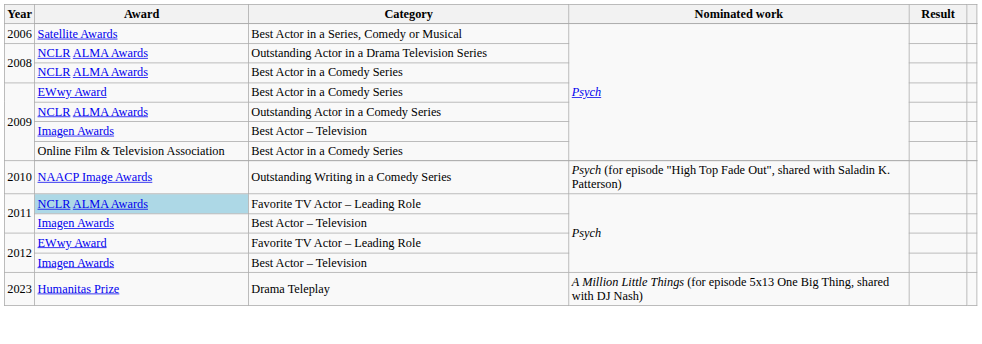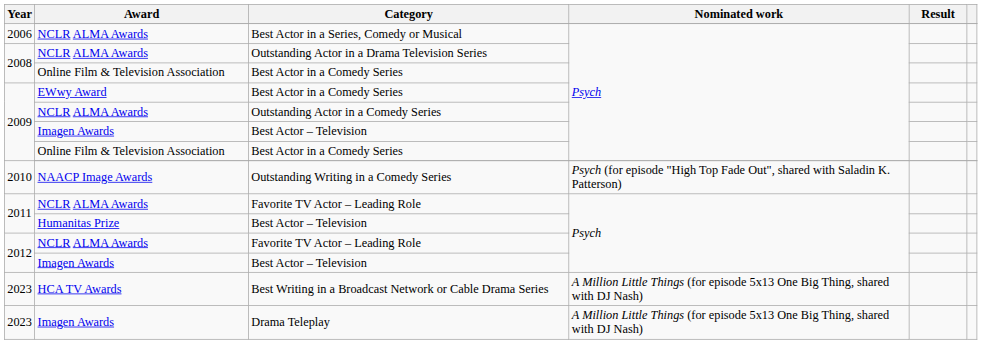(78, 33) Satellite Awards -> (93, 33) NCLR ALMA Awards
(93, 72) NCLR ALMA Awards -> (131, 72) Online Film & Television Association
(93, 203) lightblue background -> (93, 203) no background
(76, 223) Imagen Awards -> (78, 223) Humanitas Prize
(72, 243) EWwy Award -> (93, 243) NCLR ALMA Awards
+ row: (20, 289)
(78, 289) Humanitas Prize -> (76, 322) Imagen Awards
